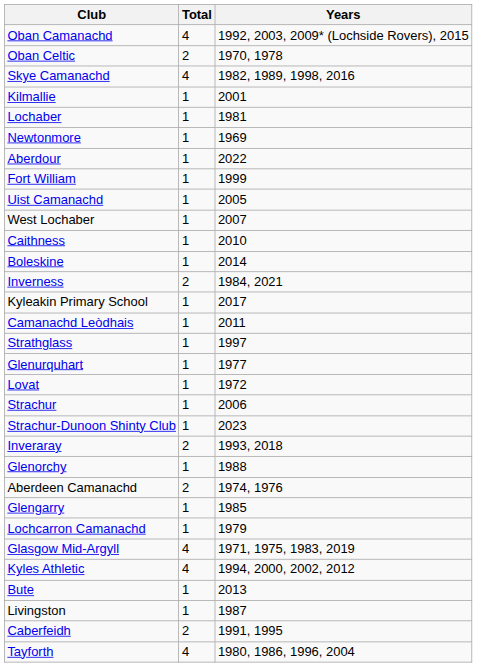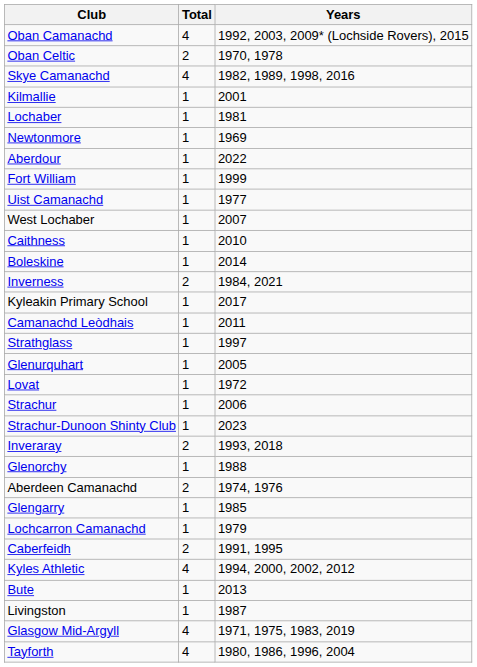(232, 199) 2005 -> (232, 199) 1977
(232, 364) 1977 -> (232, 364) 2005
rows swapped: (39, 631) <-> (63, 549)
